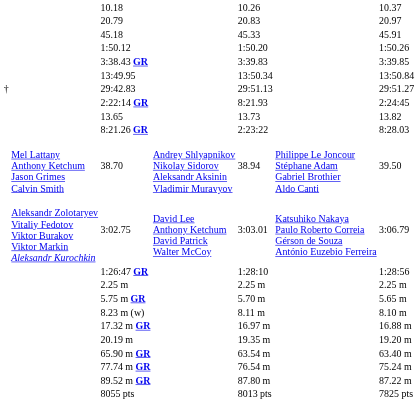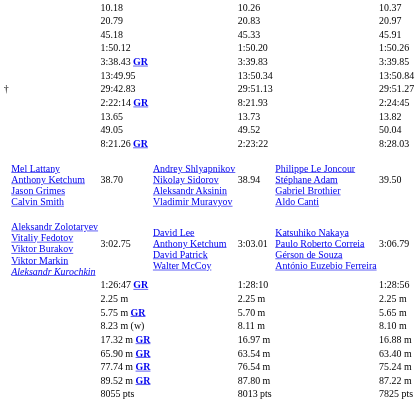+ row: (112, 130)
- row: (117, 339)
